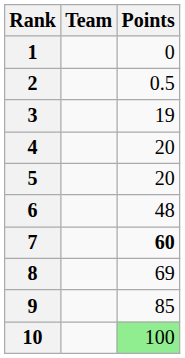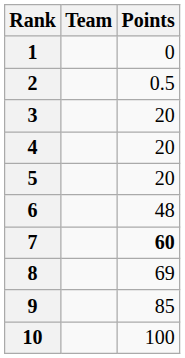(165, 115) 19 -> (165, 115) 20
(160, 337) lightgreen background -> (160, 337) no background
